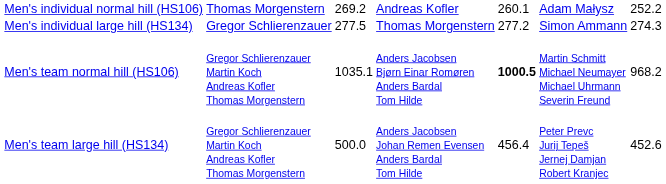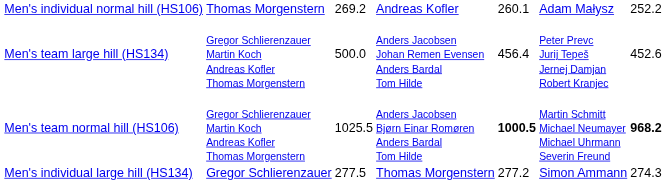rows swapped: (98, 26) <-> (86, 145)
(354, 71) 1035.1 -> (354, 128) 1025.5
(646, 71) normal -> (646, 128) bold
